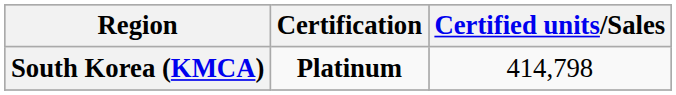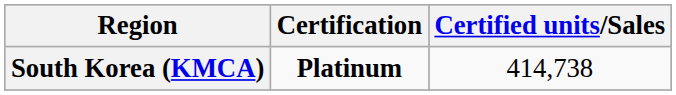(550, 68) 414,798 -> (550, 68) 414,738
